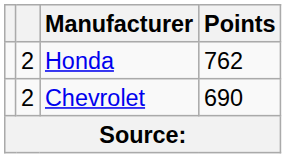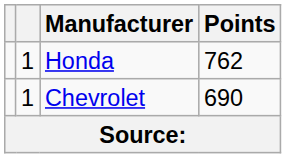(28, 61) 2 -> (28, 61) 1
(28, 98) 2 -> (28, 98) 1
